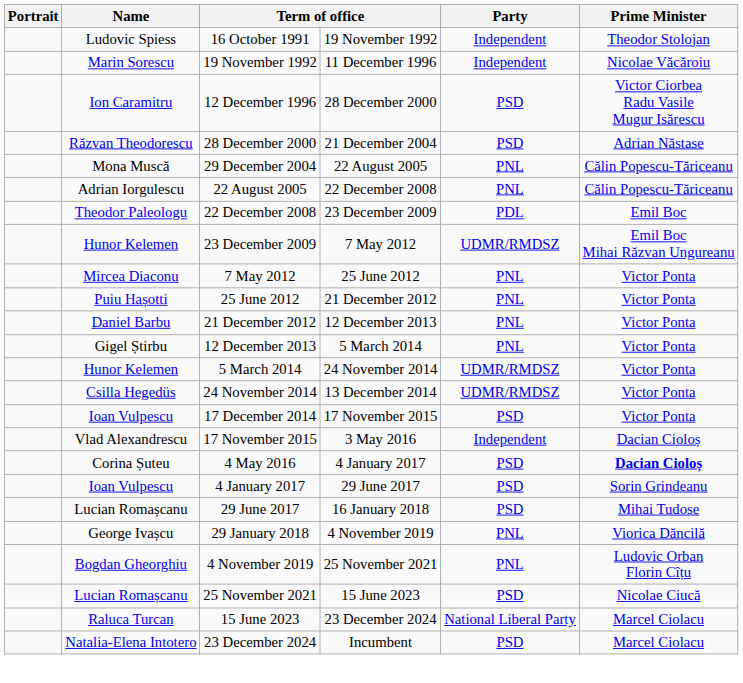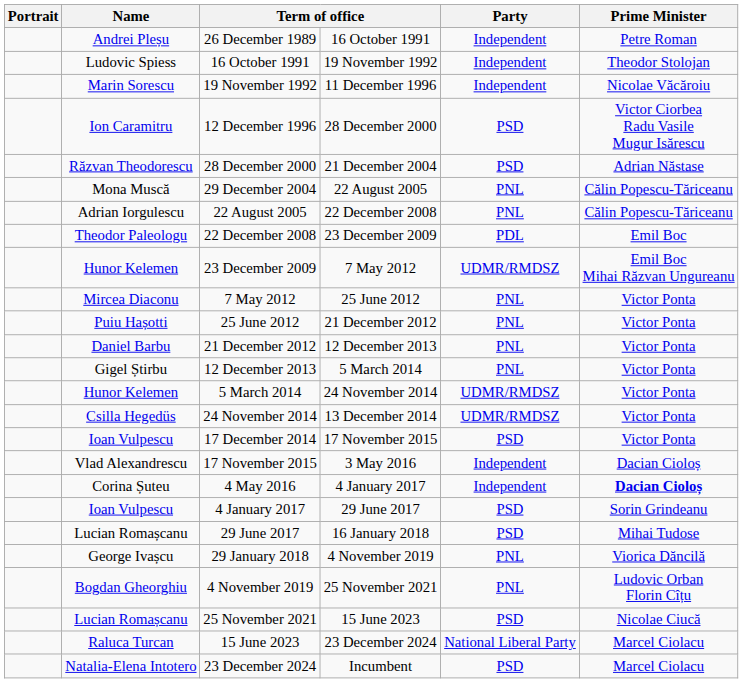+ row: (260, 39)
(510, 462) PSD -> (510, 486) Independent
